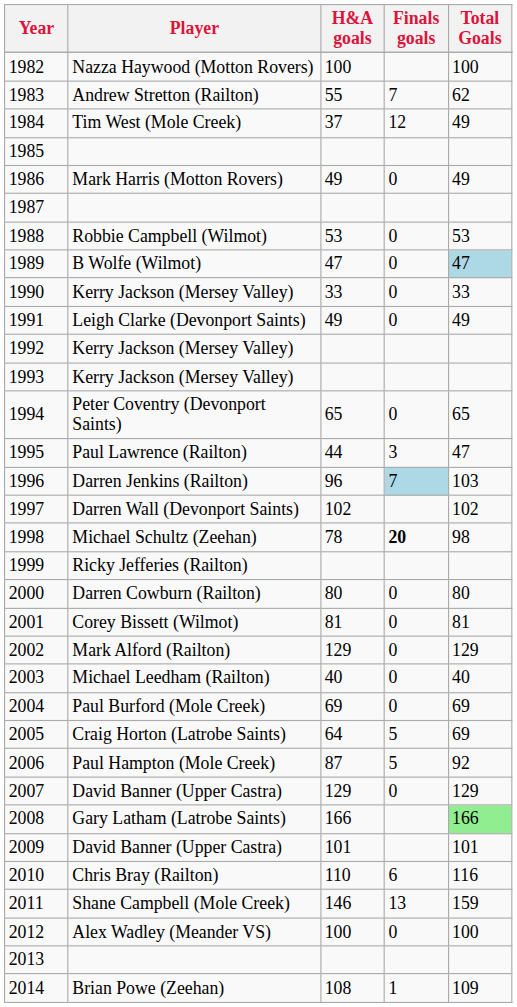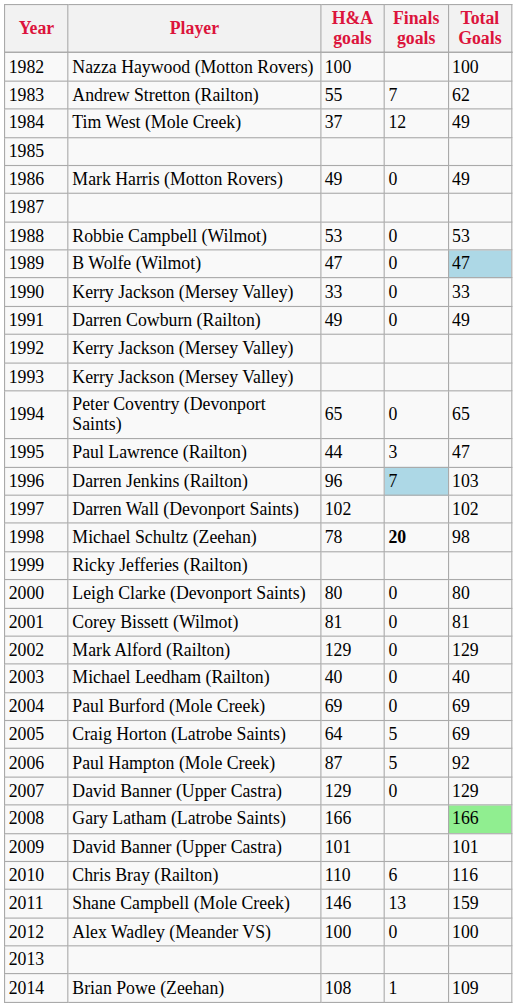(189, 320) Leigh Clarke (Devonport Saints) -> (167, 320) Darren Cowburn (Railton)
(167, 593) Darren Cowburn (Railton) -> (189, 593) Leigh Clarke (Devonport Saints)
